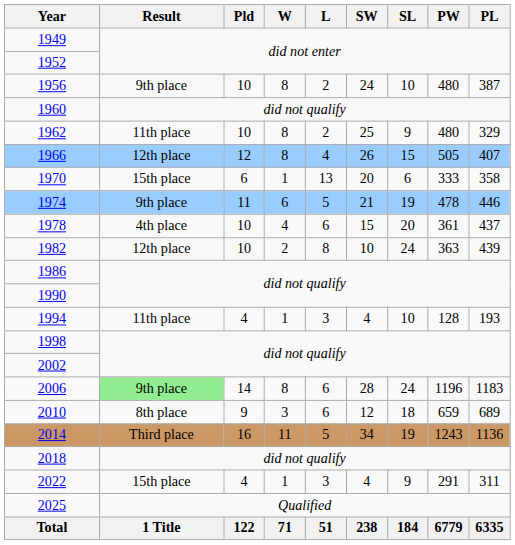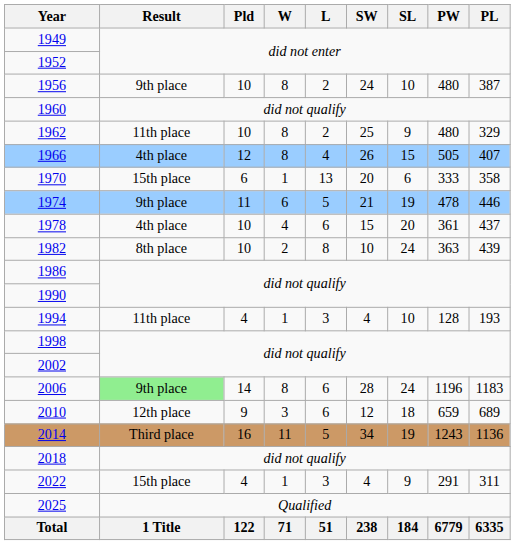(161, 156) 12th place -> (161, 156) 4th place
(161, 249) 12th place -> (161, 249) 8th place
(161, 412) 8th place -> (161, 412) 12th place
